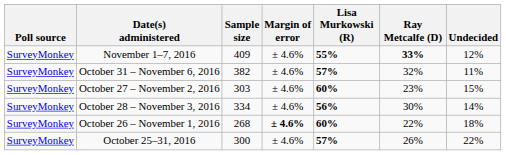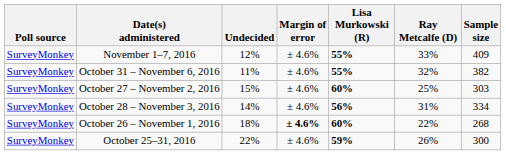columns swapped: (242, 31) <-> (473, 37)
(413, 54) bold -> (428, 54) normal
(327, 72) 57% -> (342, 72) 55%
(413, 89) 23% -> (428, 89) 25%
(413, 106) 30% -> (428, 106) 31%
(327, 141) 57% -> (342, 141) 59%
